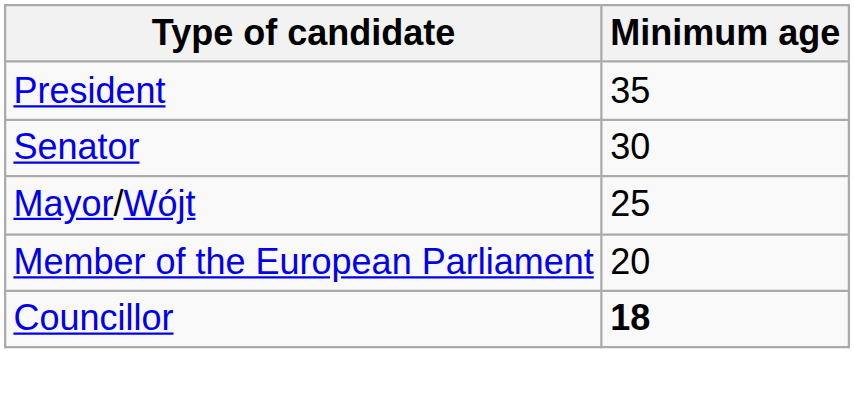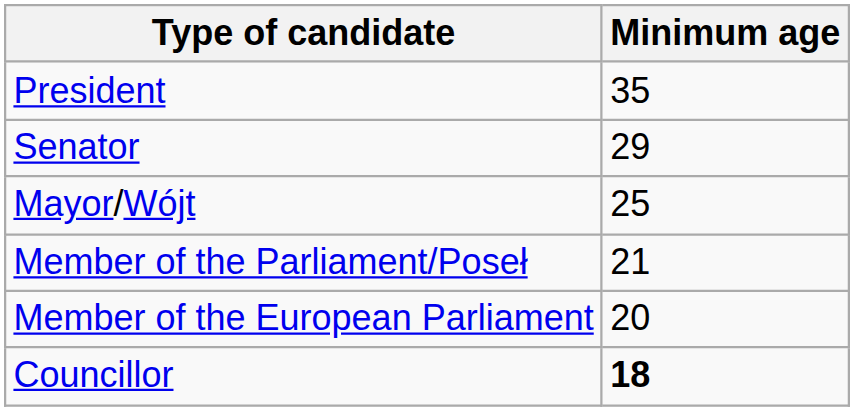(630, 147) 30 -> (630, 147) 29
+ row: (271, 261)
